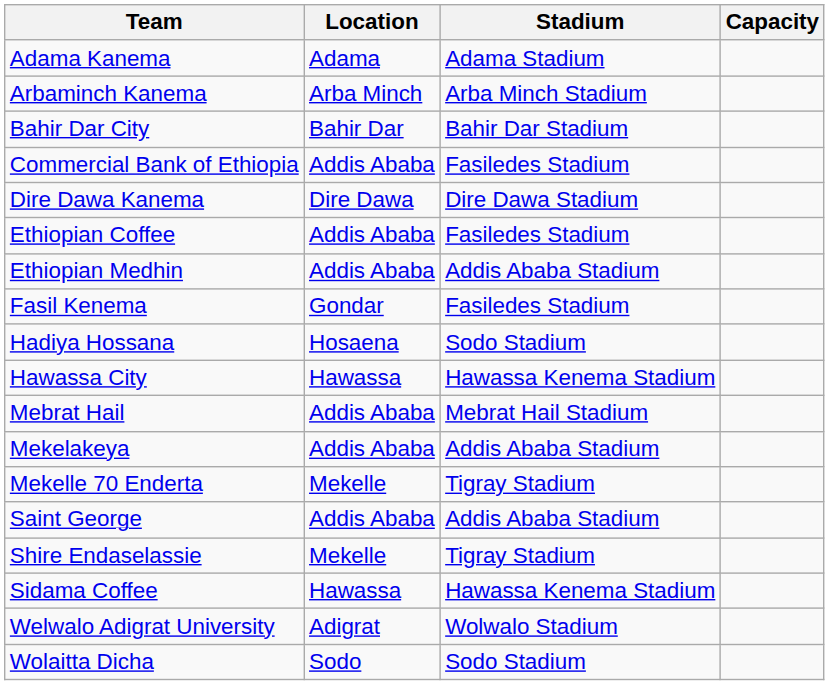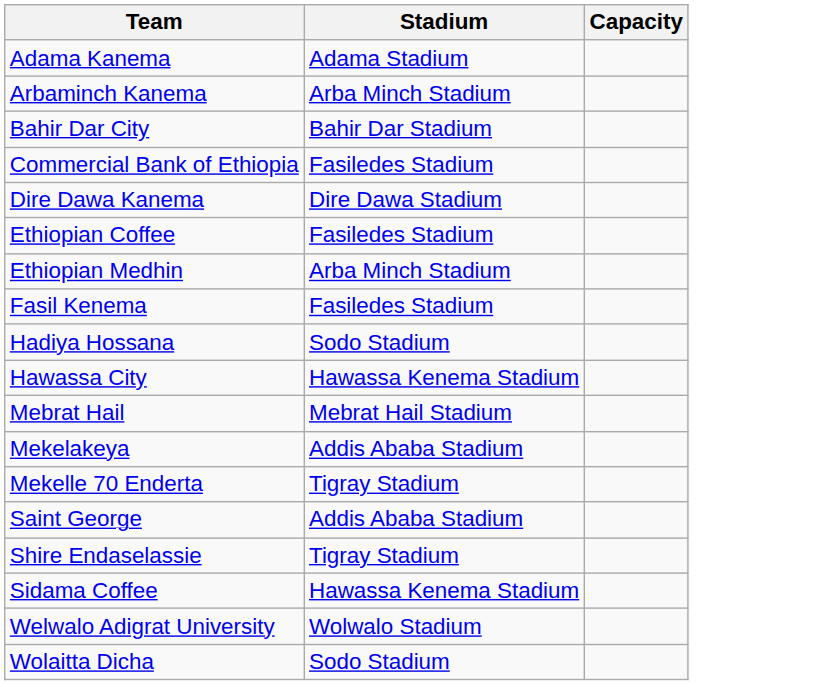- column: (372, 22)
(552, 270) Addis Ababa Stadium -> (410, 270) Arba Minch Stadium
